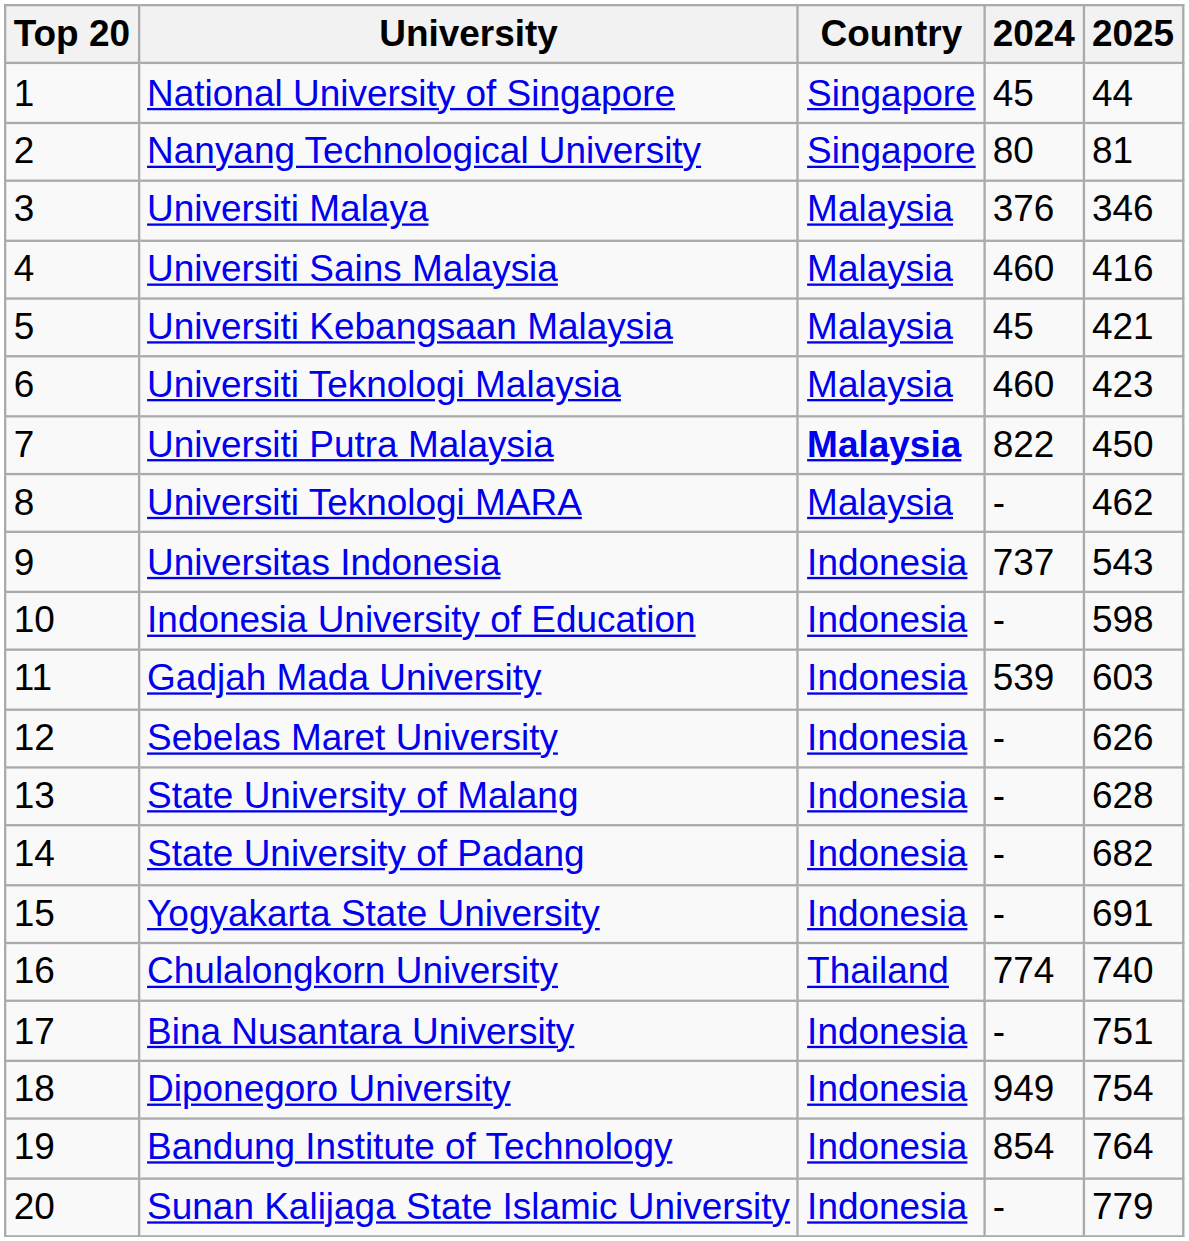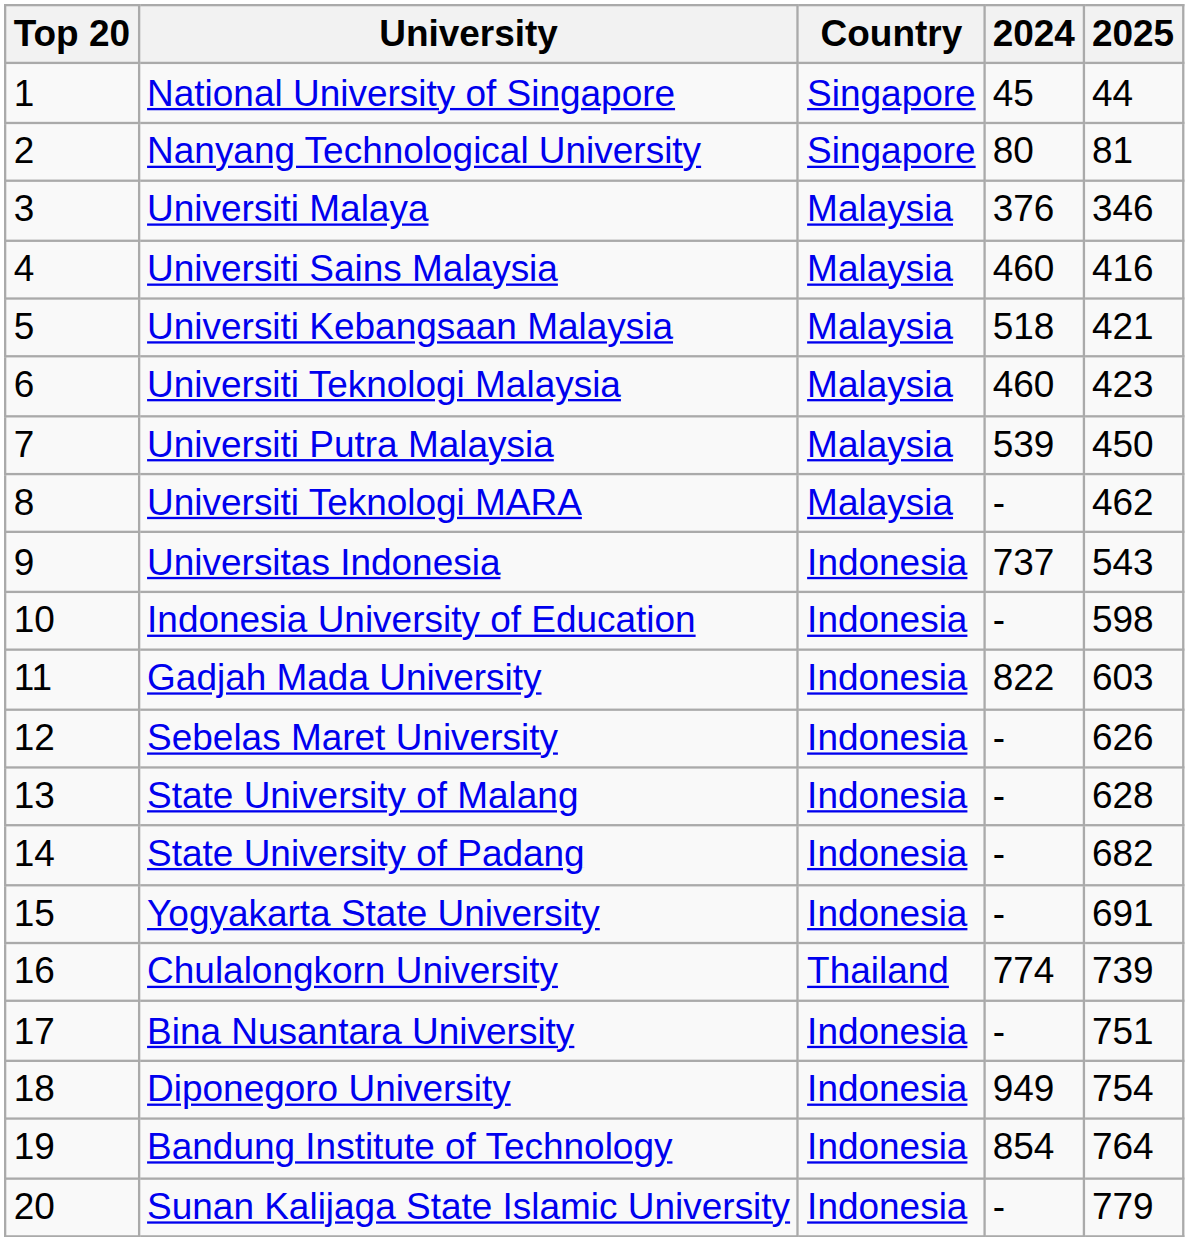(1013, 326) 45 -> (1024, 326) 518
(884, 444) bold -> (880, 444) normal
(1024, 444) 822 -> (1024, 444) 539
(1024, 678) 539 -> (1024, 678) 822
(1123, 971) 740 -> (1123, 971) 739
